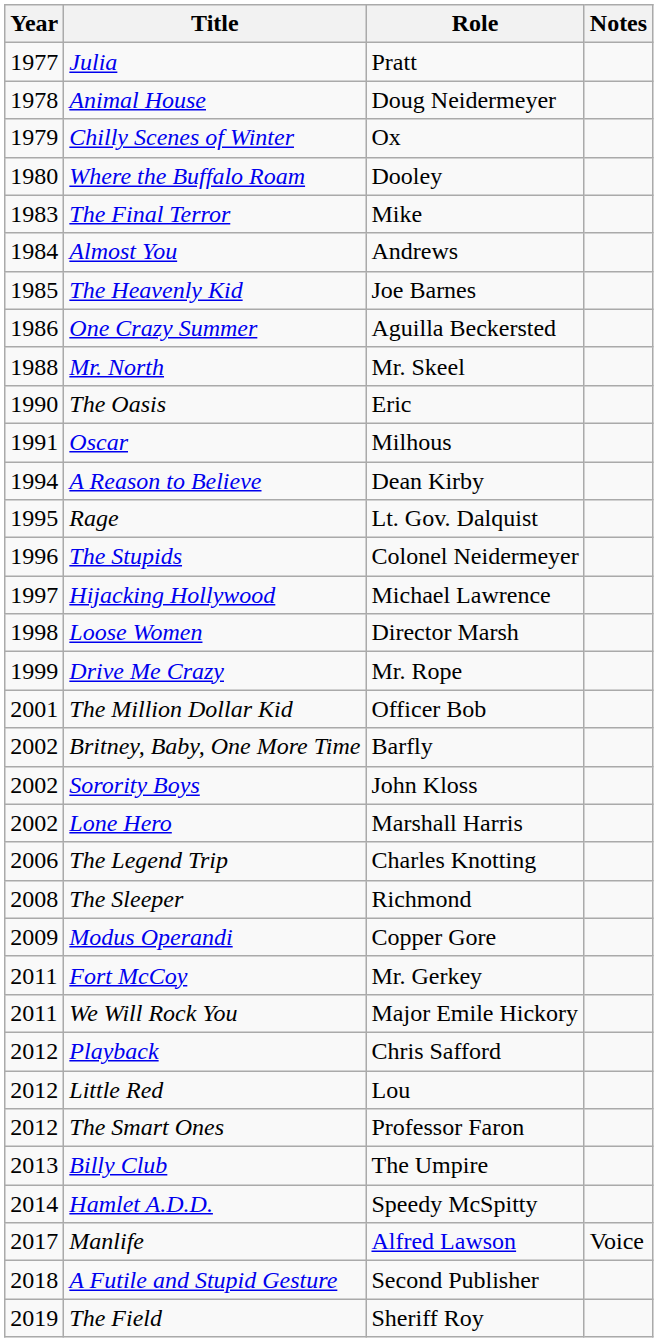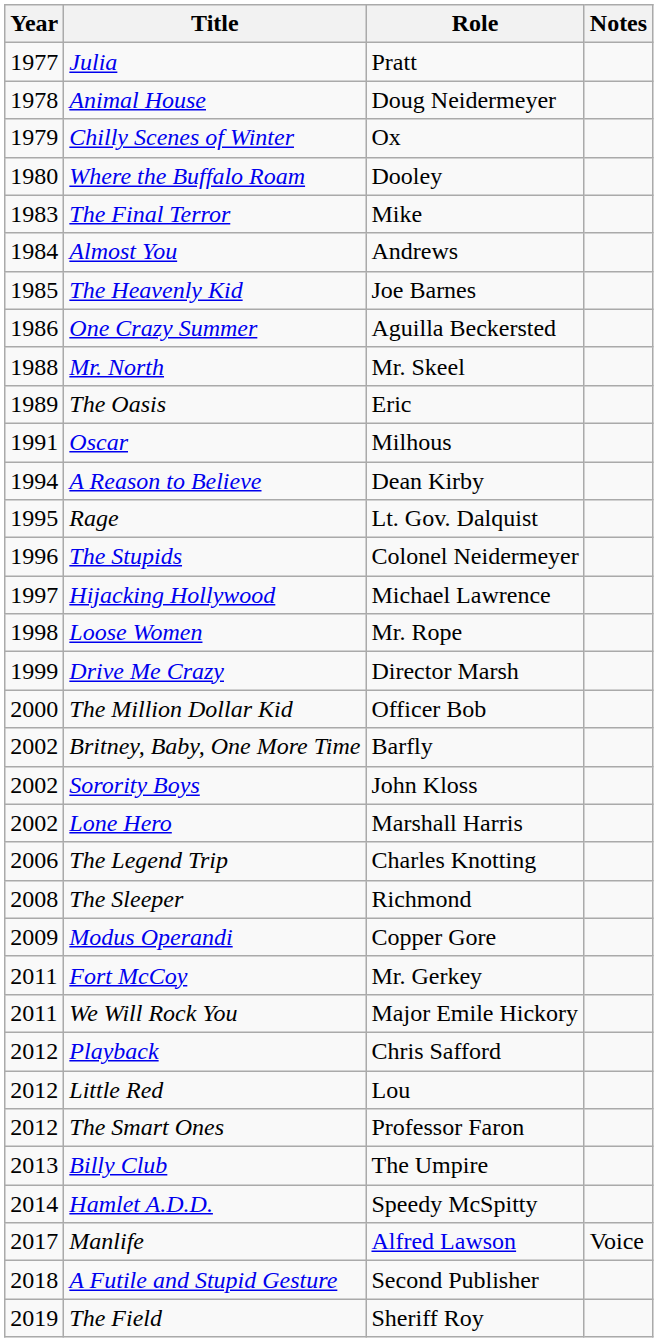(34, 404) 1990 -> (34, 404) 1989
(445, 632) Director Marsh -> (417, 632) Mr. Rope
(417, 670) Mr. Rope -> (445, 670) Director Marsh
(34, 708) 2001 -> (34, 708) 2000
